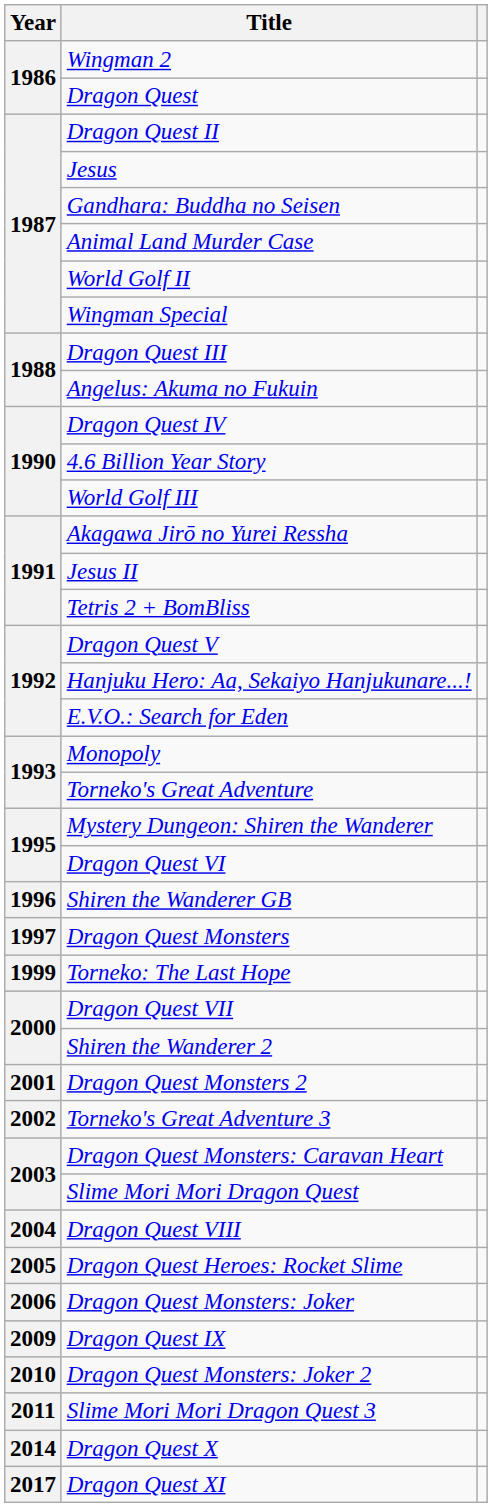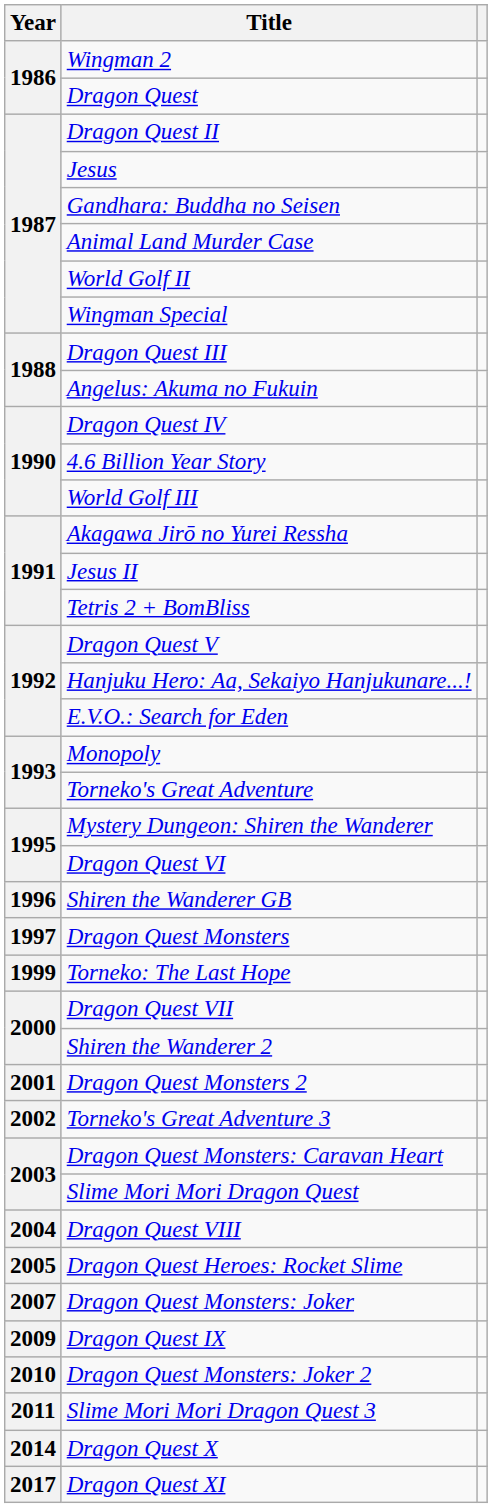(33, 1301) 2006 -> (33, 1301) 2007
